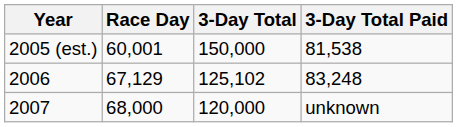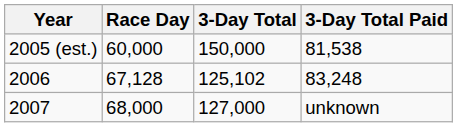(134, 49) 60,001 -> (134, 49) 60,000
(134, 78) 67,129 -> (134, 78) 67,128
(232, 108) 120,000 -> (232, 108) 127,000
